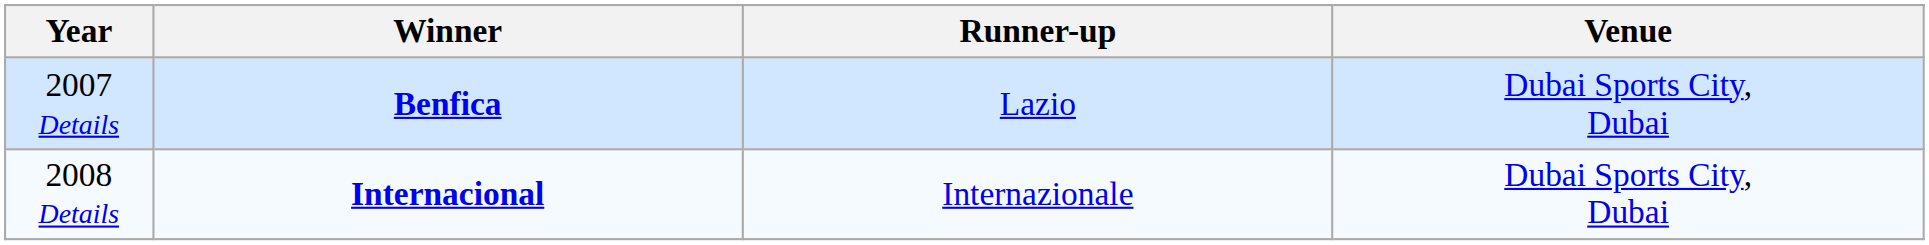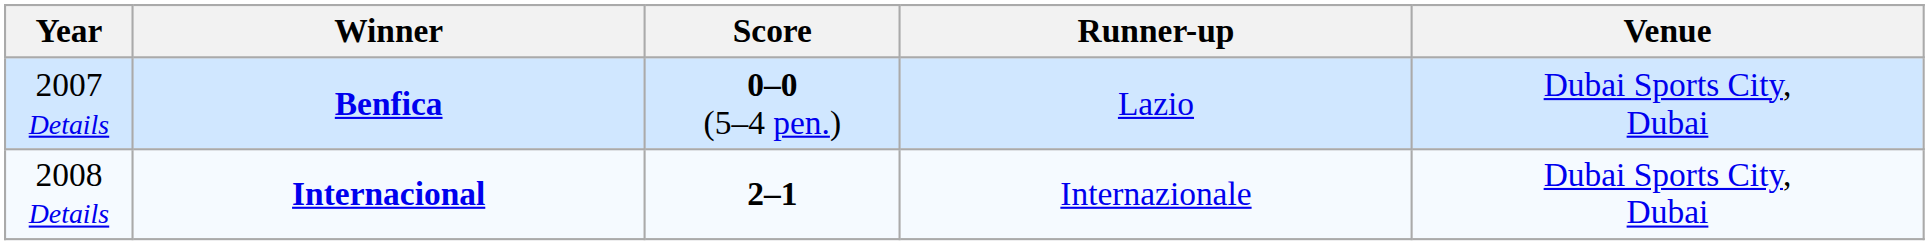+ column: (772, 31)
